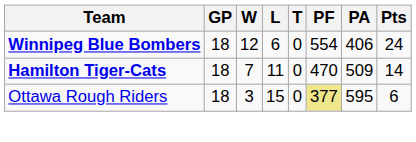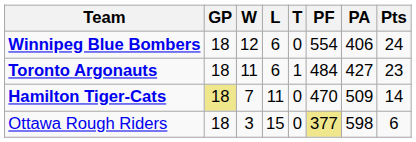+ row: (83, 71)
(220, 71) no background -> (220, 97) khaki background
(359, 97) 595 -> (359, 123) 598
